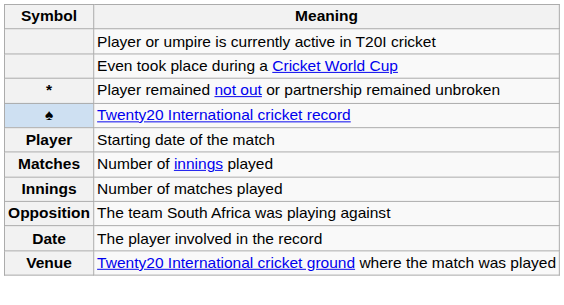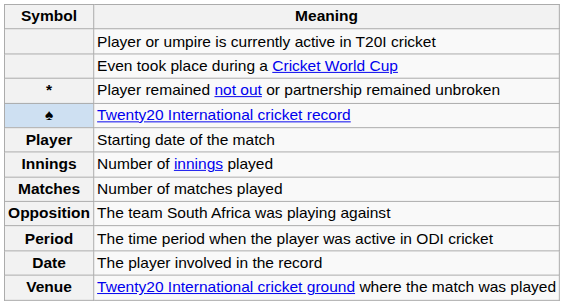(49, 164) Matches -> (49, 164) Innings
(49, 189) Innings -> (49, 189) Matches
+ row: (295, 238)
